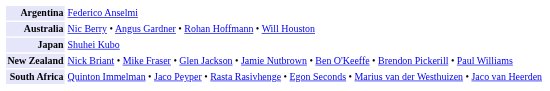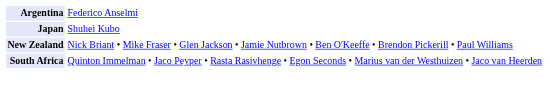- row: (44, 29)
